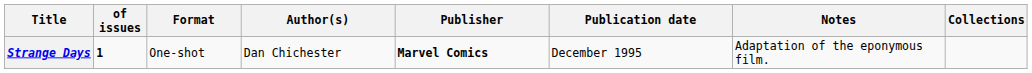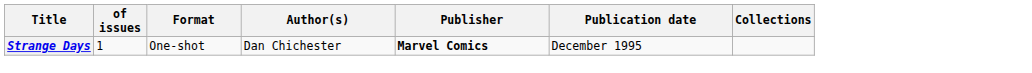- column: (839, 21)
(100, 53) bold -> (100, 46) normal
